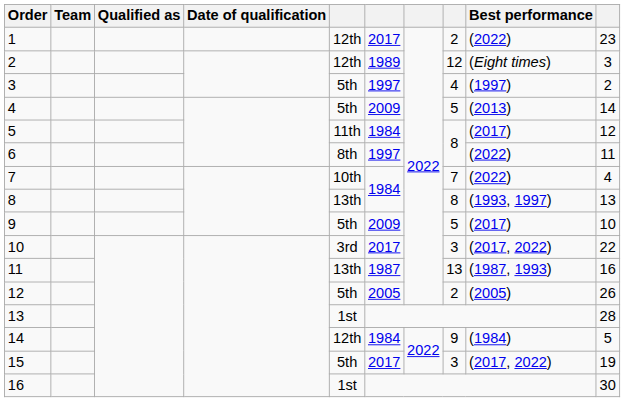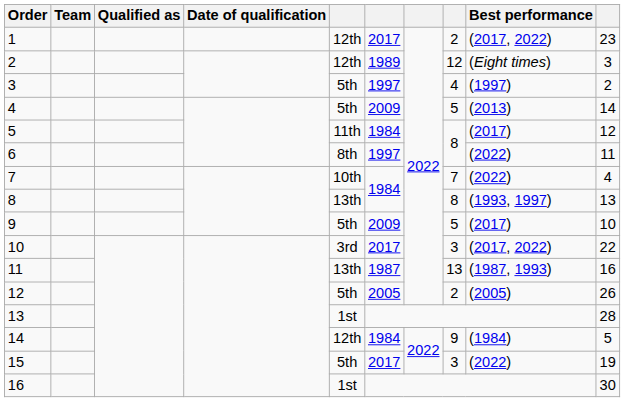(490, 39) (2022) -> (510, 39) (2017, 2022)
(510, 362) (2017, 2022) -> (490, 362) (2022)
